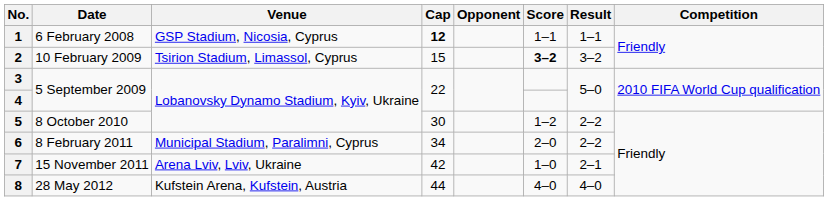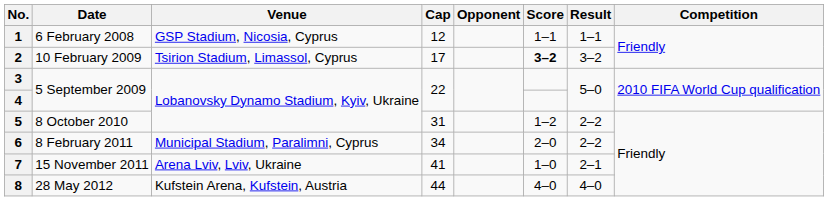(438, 36) bold -> (438, 36) normal
(438, 57) 15 -> (438, 57) 17
(438, 121) 30 -> (438, 121) 31
(438, 164) 42 -> (438, 164) 41
